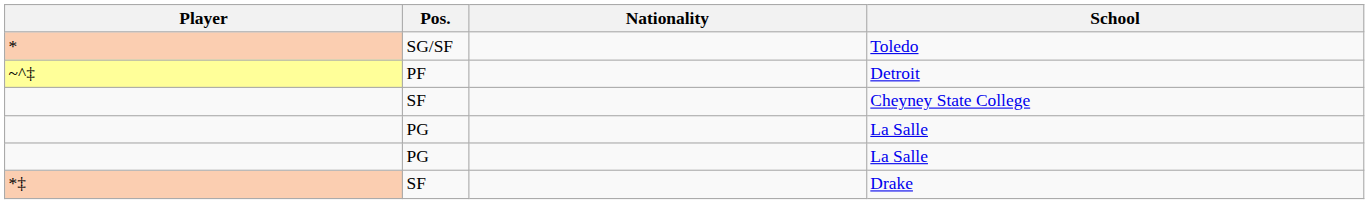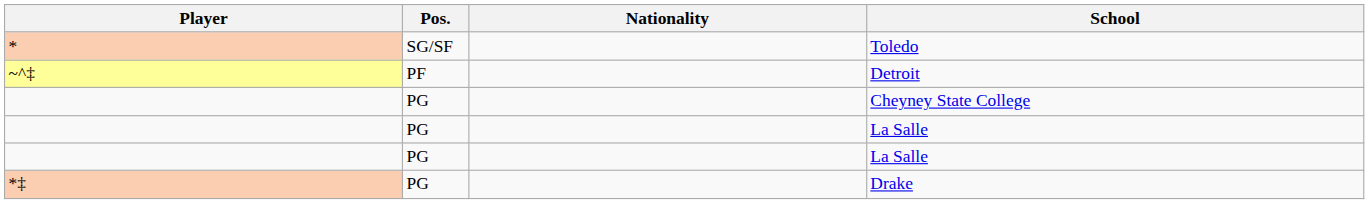(416, 101) SF -> (418, 101) PG
(416, 184) SF -> (418, 184) PG
